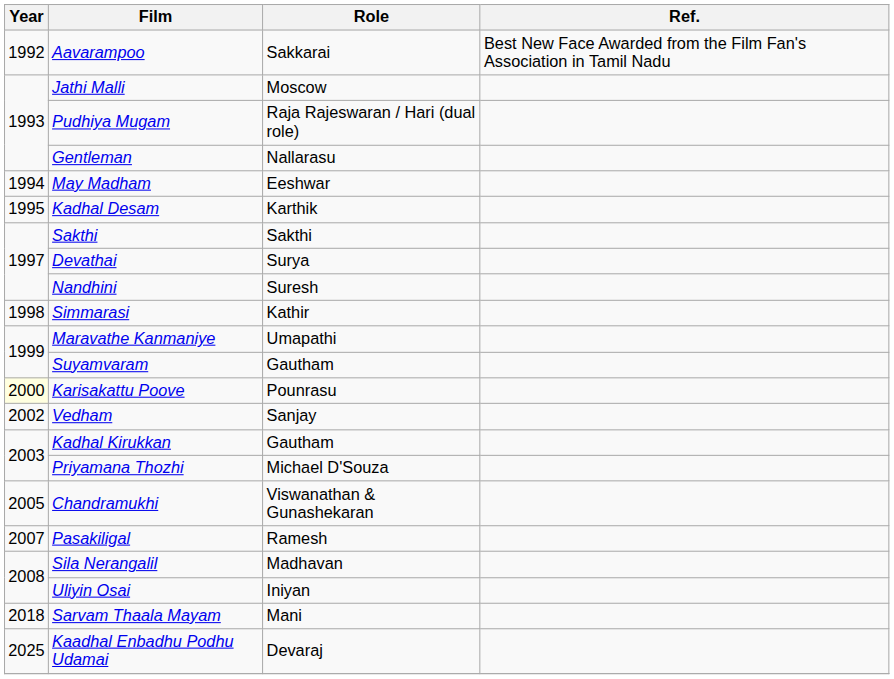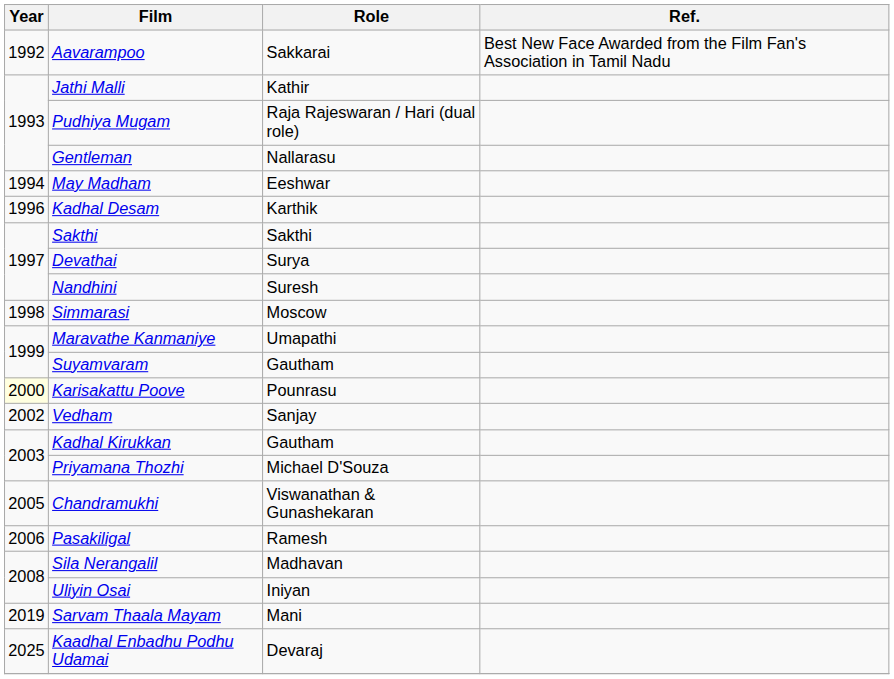(297, 87) Moscow -> (288, 87) Kathir
(26, 209) 1995 -> (26, 209) 1996
(288, 312) Kathir -> (297, 312) Moscow
(26, 538) 2007 -> (26, 538) 2006
(26, 616) 2018 -> (26, 616) 2019
